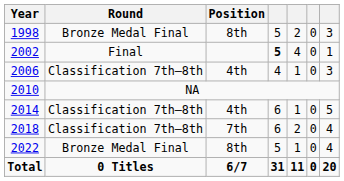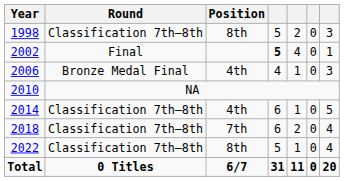(126, 33) Bronze Medal Final -> (126, 33) Classification 7th–8th
(126, 71) Classification 7th–8th -> (126, 71) Bronze Medal Final
(126, 147) Bronze Medal Final -> (126, 147) Classification 7th–8th
